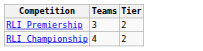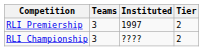+ column: (147, 11)
(94, 39) 4 -> (94, 39) 3
